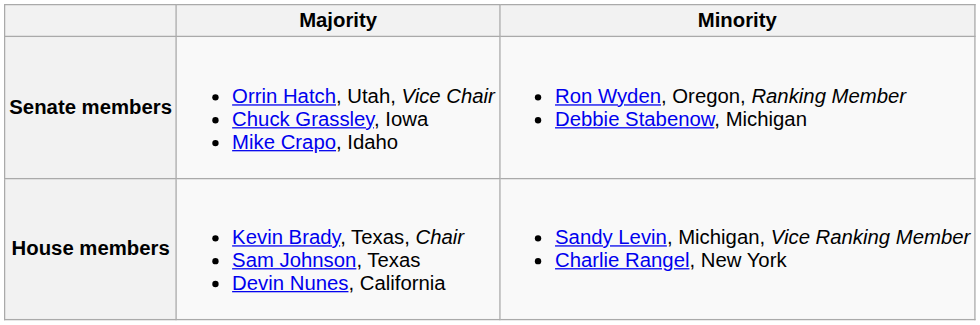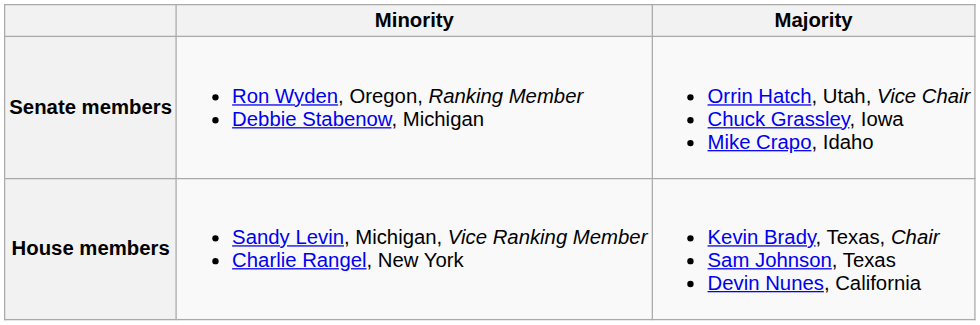columns swapped: (338, 20) <-> (737, 20)
